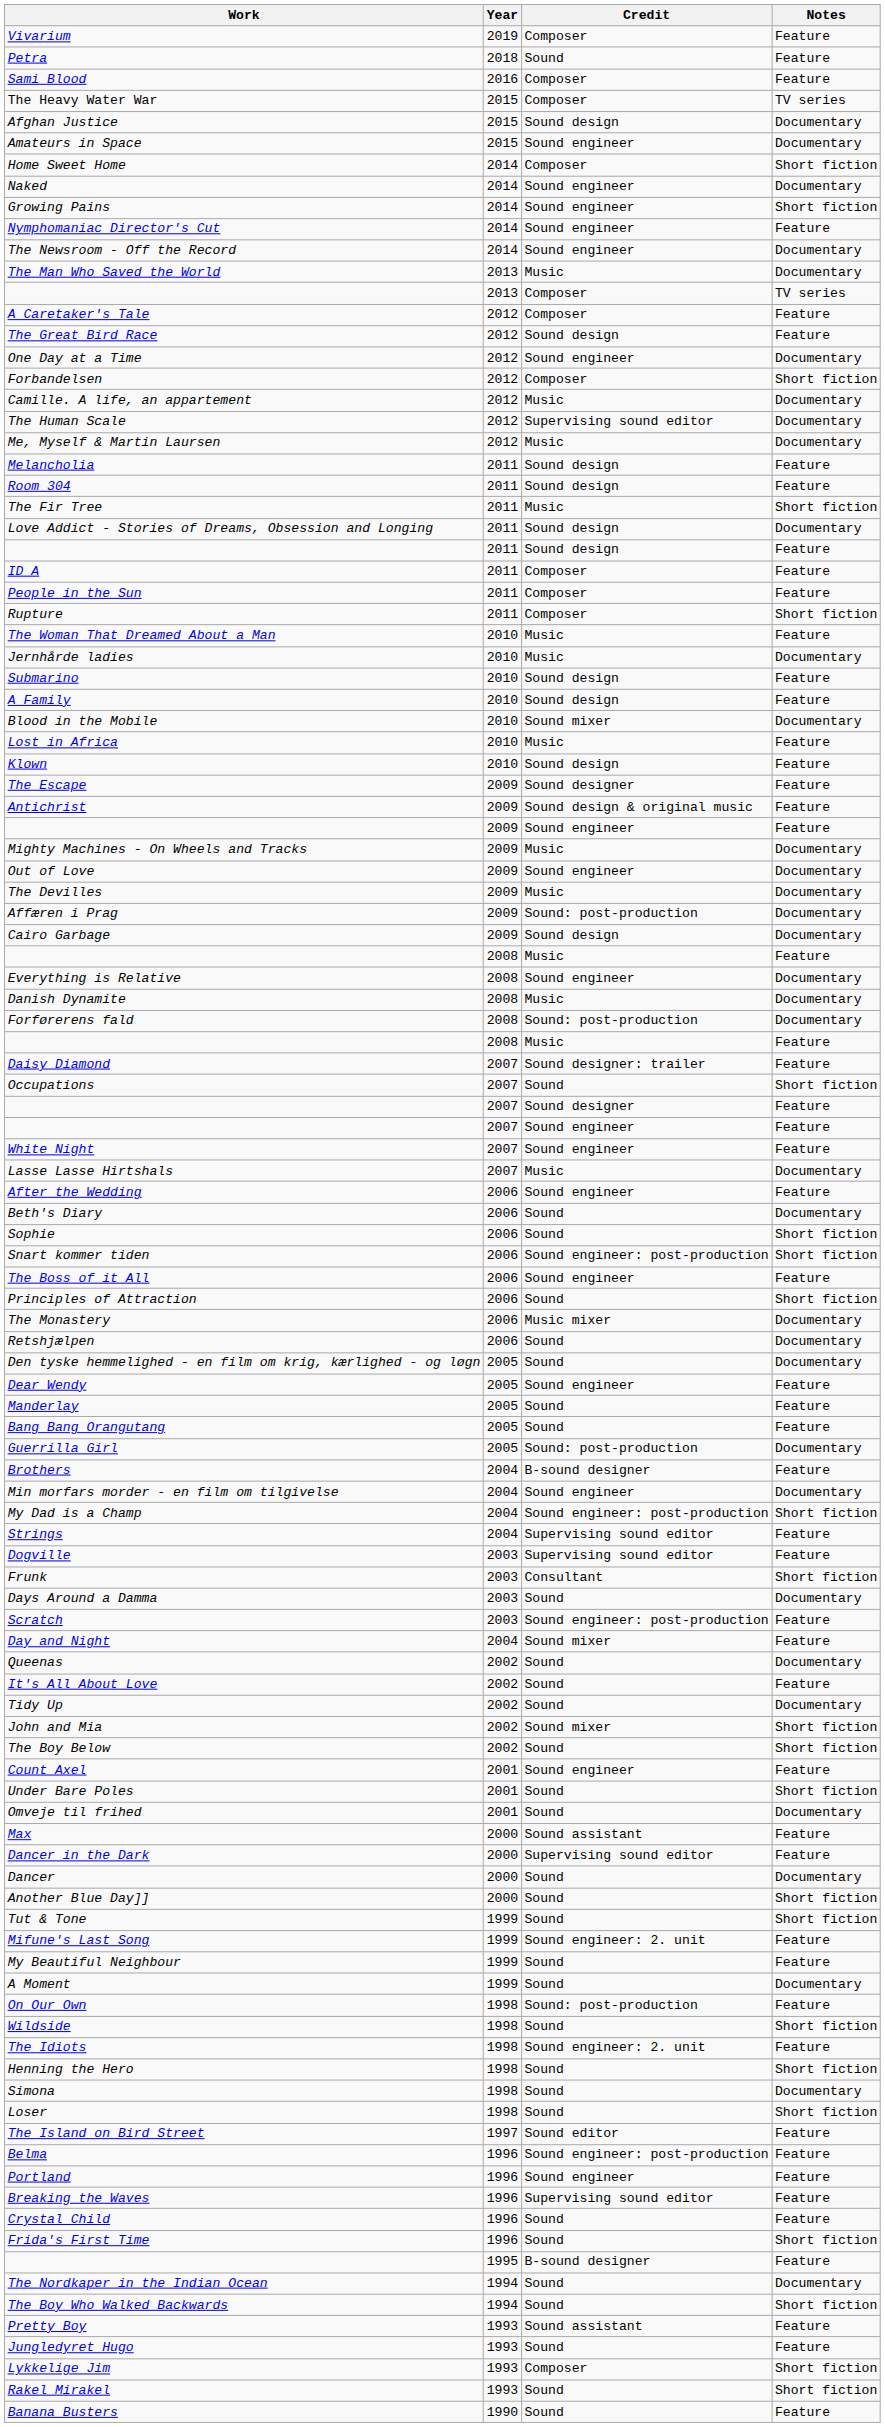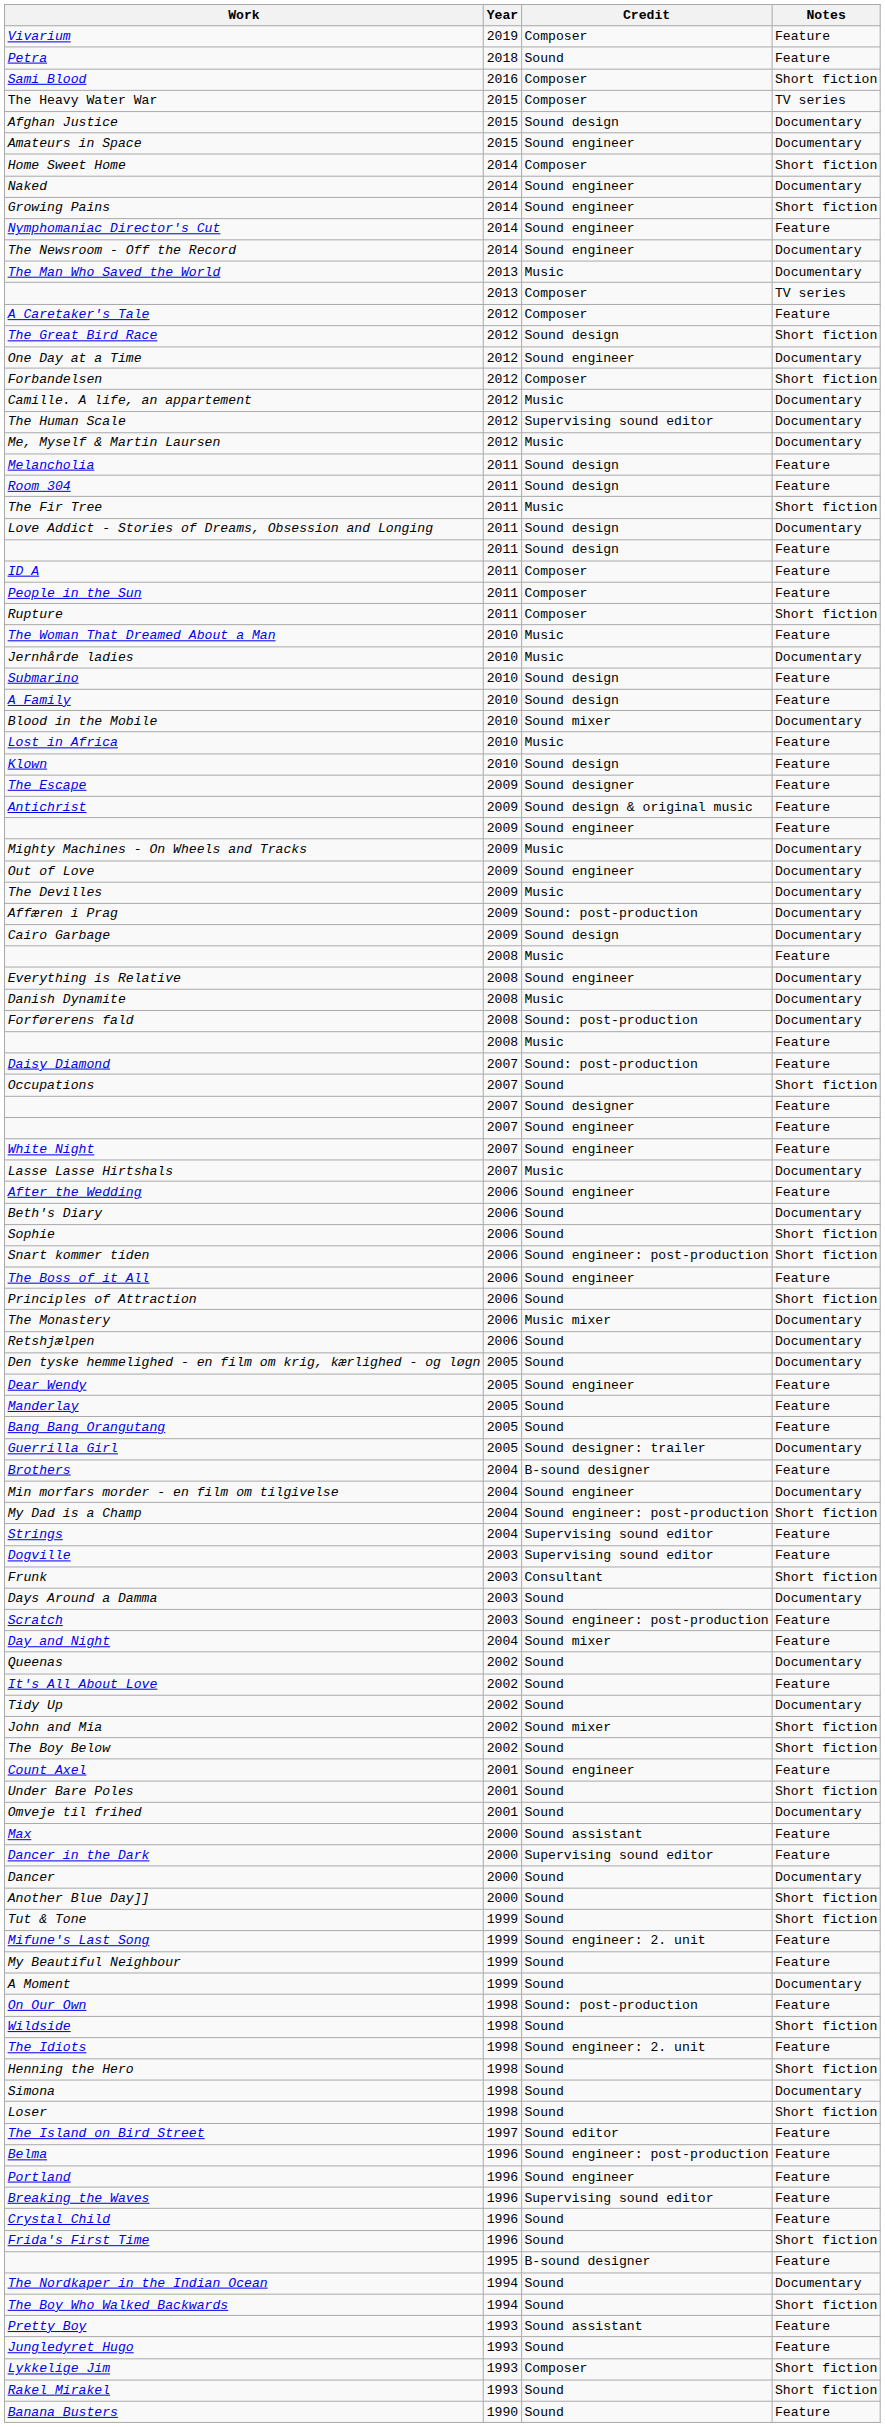(803, 79) Feature -> (826, 79) Short fiction
(803, 336) Feature -> (826, 336) Short fiction
(615, 1064) Sound designer: trailer -> (611, 1064) Sound: post-production
(611, 1449) Sound: post-production -> (615, 1449) Sound designer: trailer
